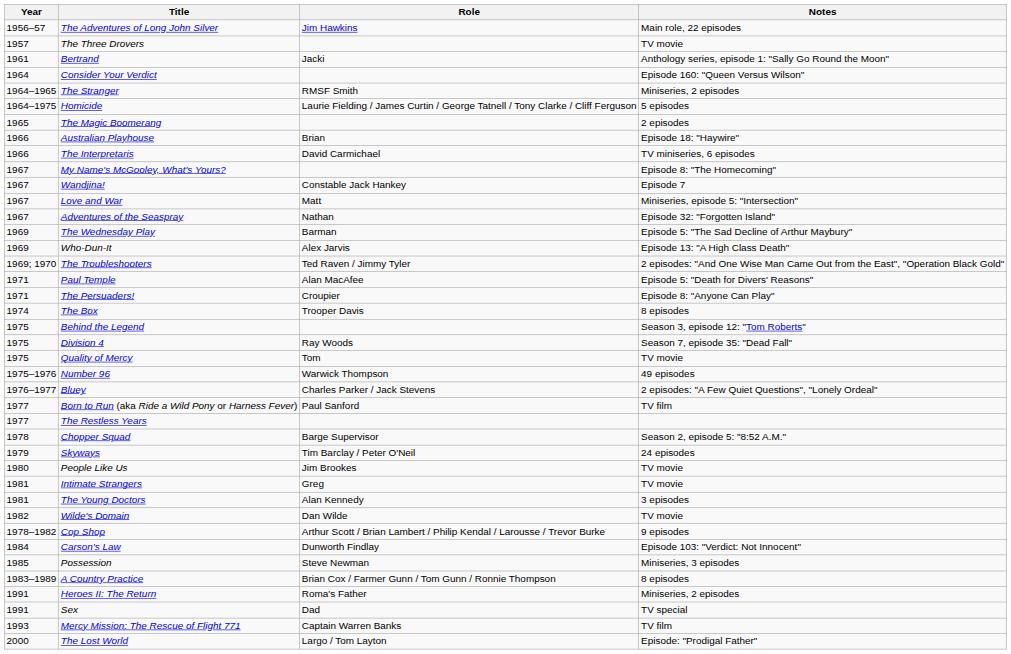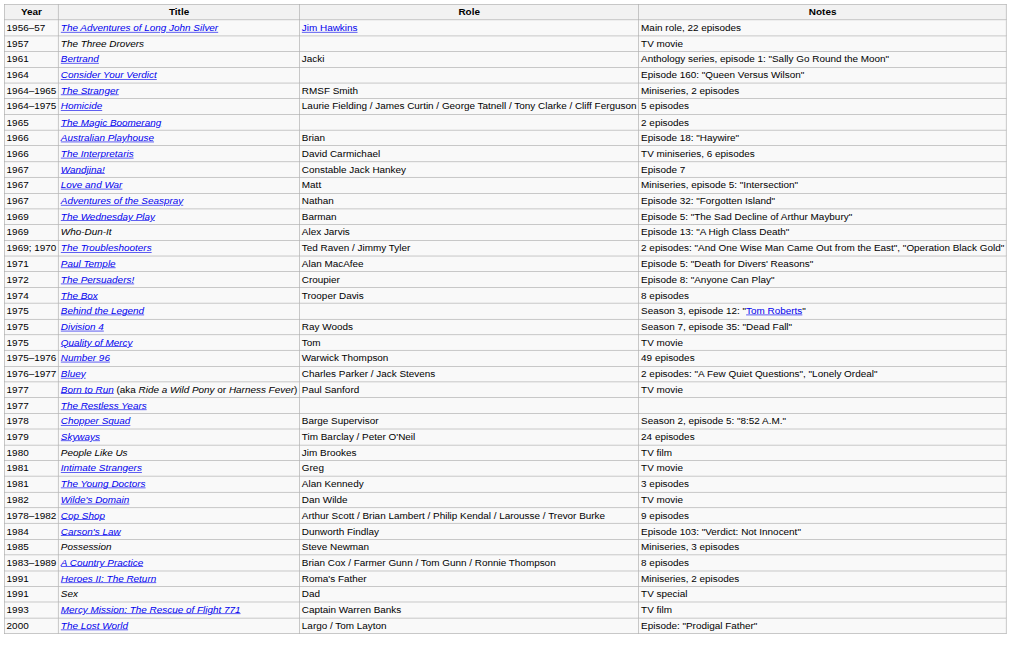- row: (143, 169)
(18, 295) 1971 -> (18, 279) 1972
(657, 405) TV film -> (662, 389) TV movie
(662, 468) TV movie -> (657, 452) TV film
